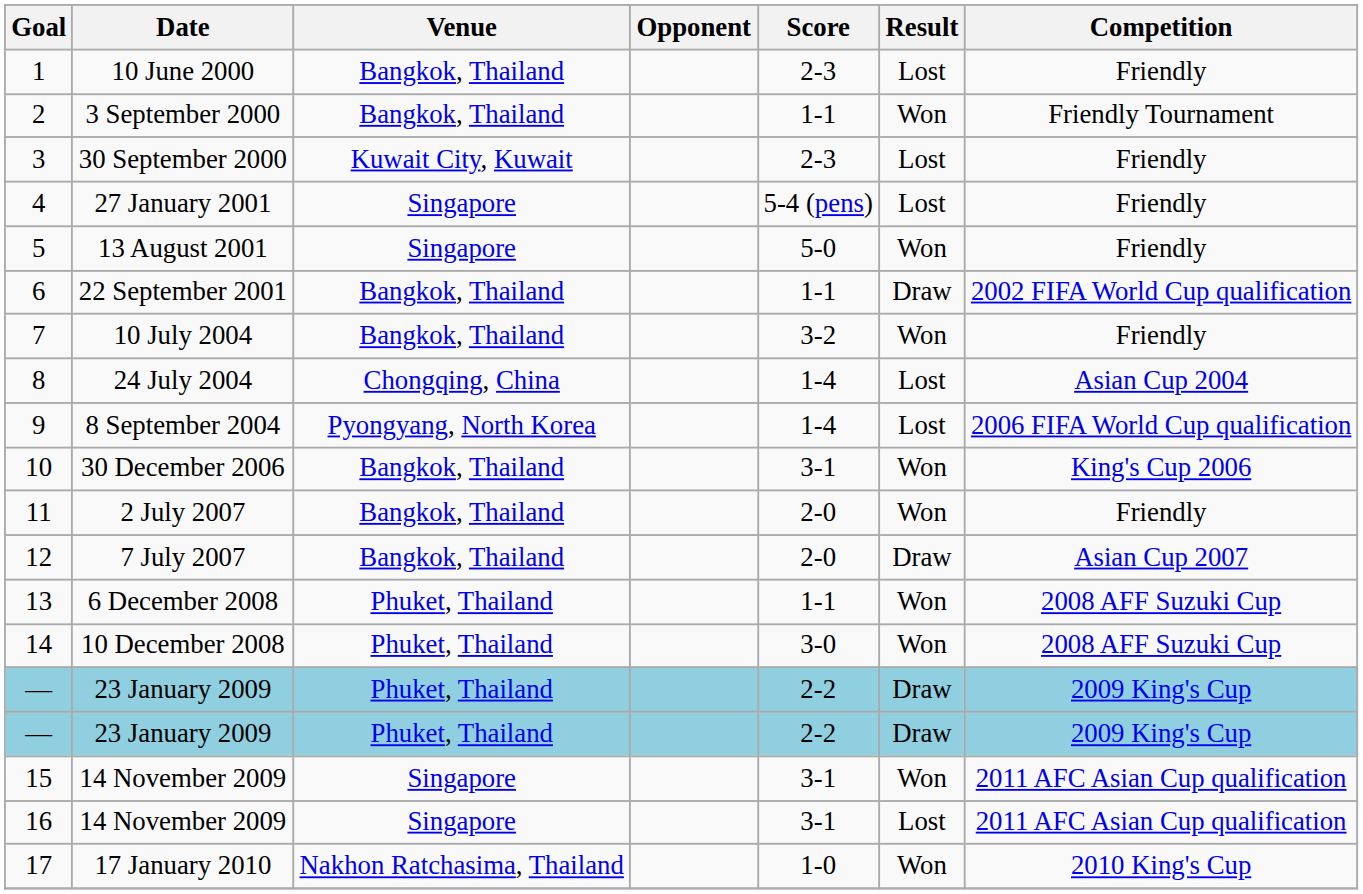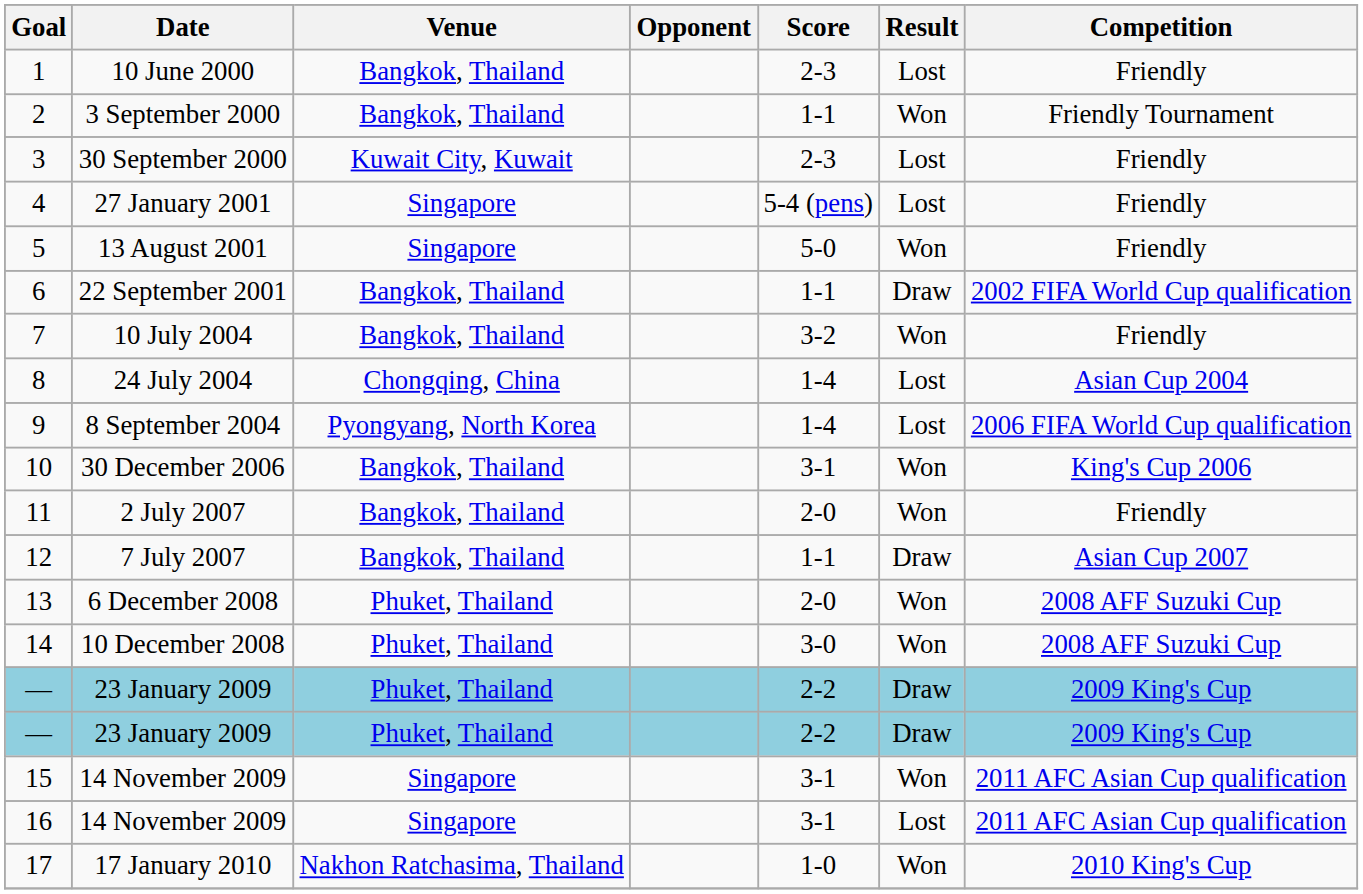(818, 557) 2-0 -> (818, 557) 1-1
(818, 601) 1-1 -> (818, 601) 2-0
